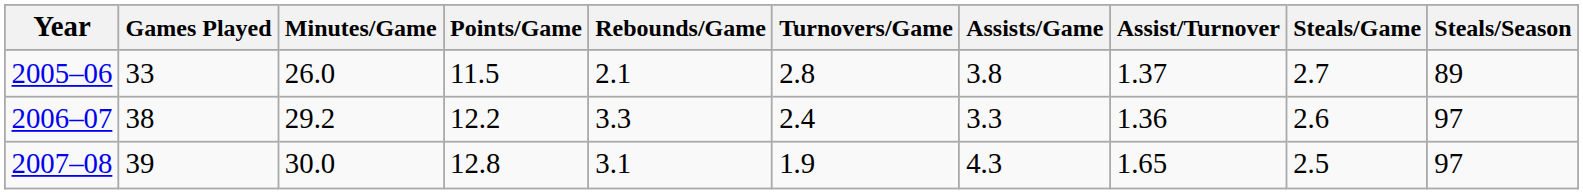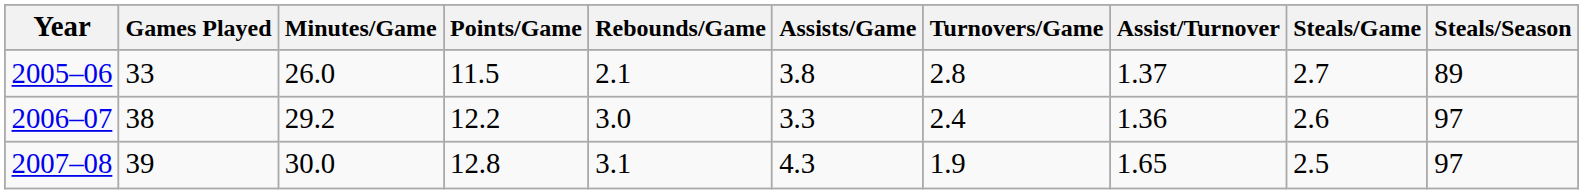columns swapped: (1035, 29) <-> (866, 29)
(613, 118) 3.3 -> (613, 118) 3.0
